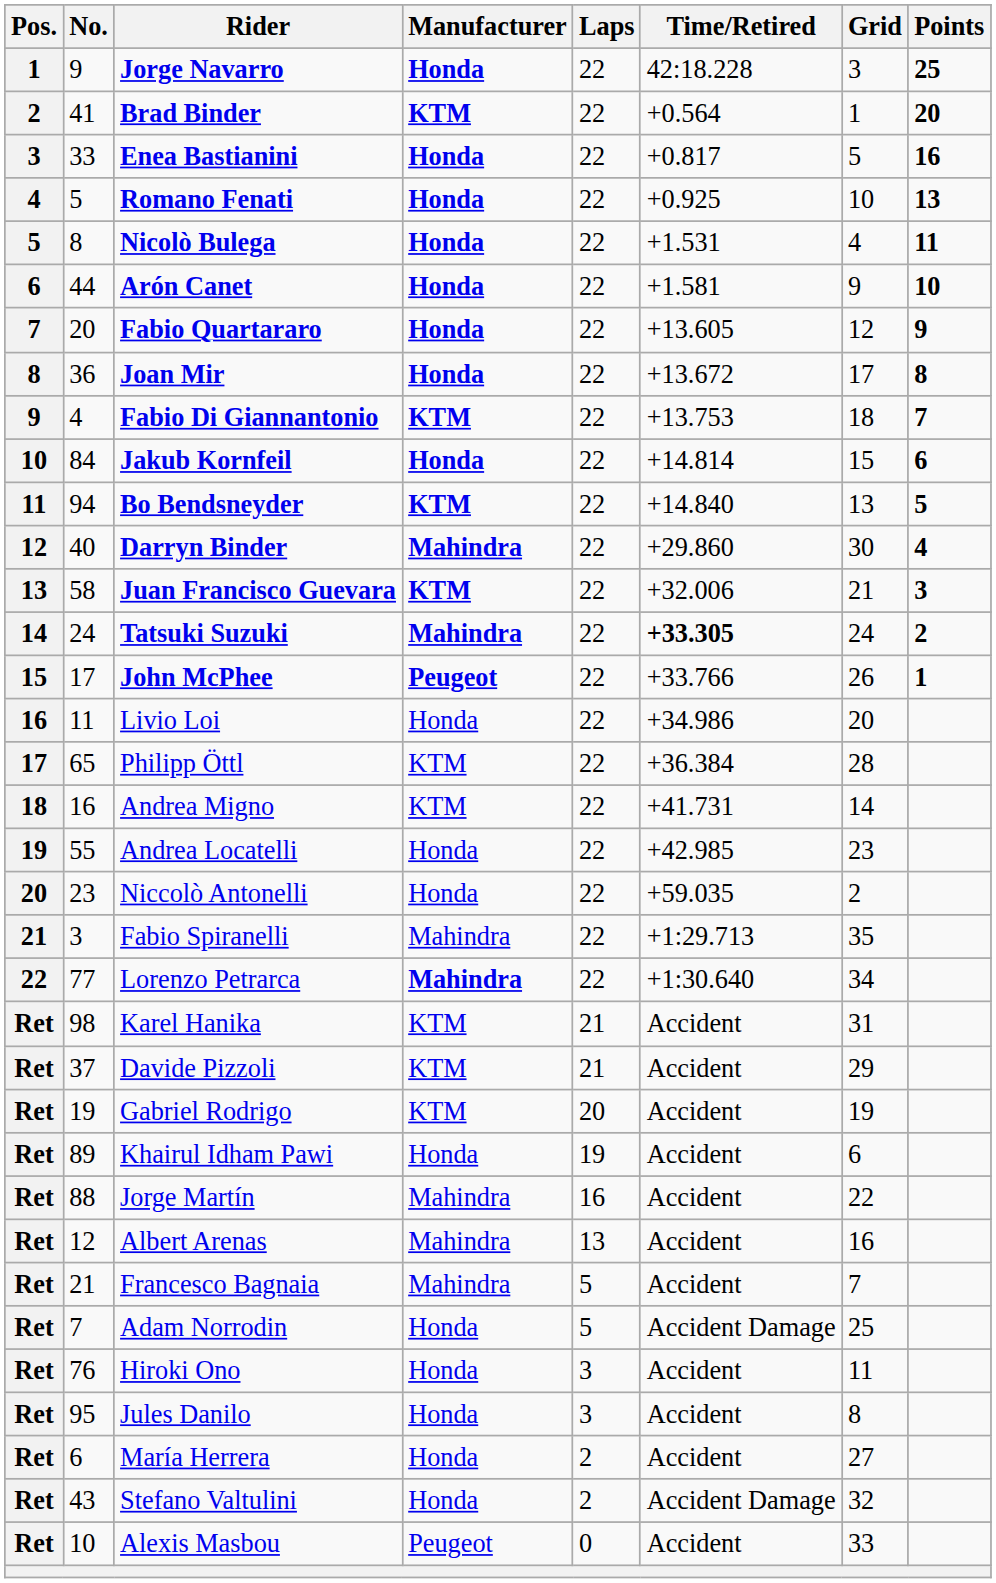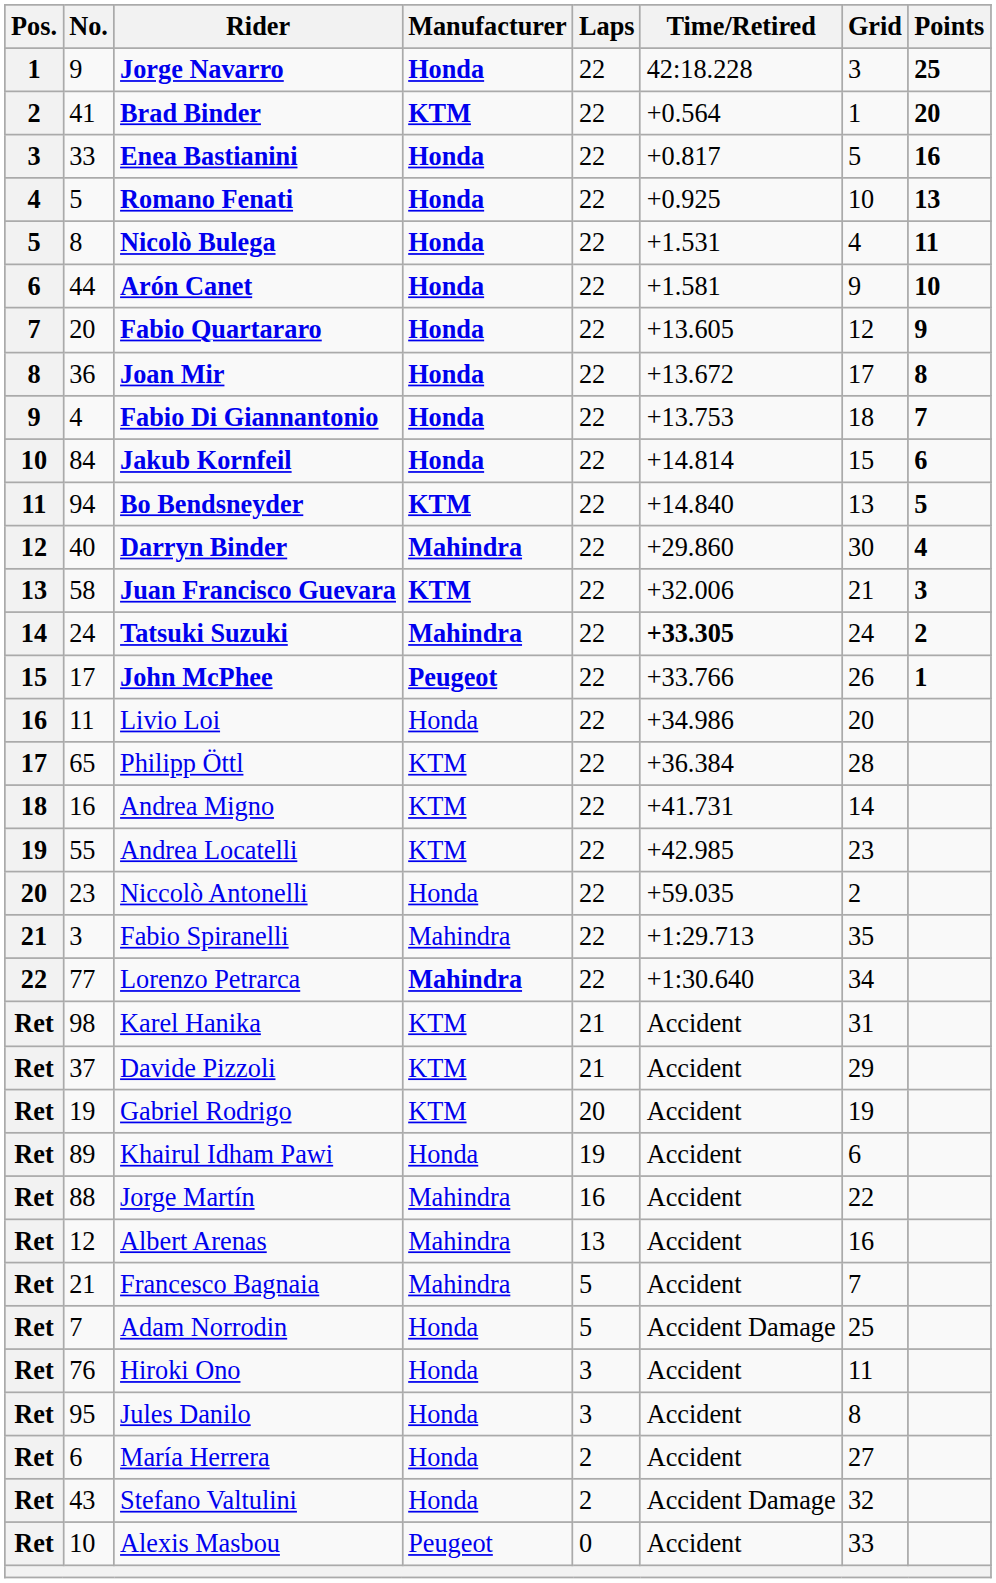(440, 416) KTM -> (446, 416) Honda
(443, 850) Honda -> (437, 850) KTM
